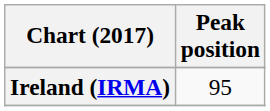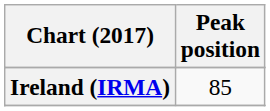(220, 86) 95 -> (220, 86) 85
